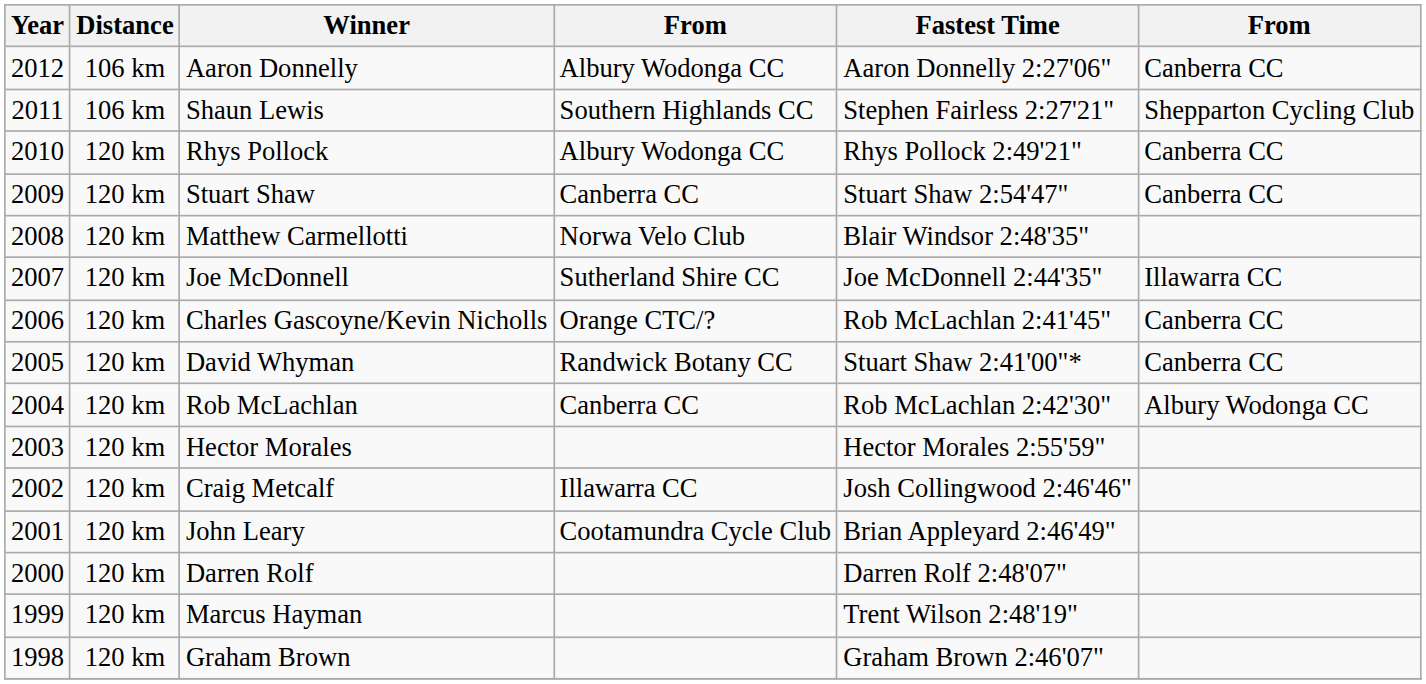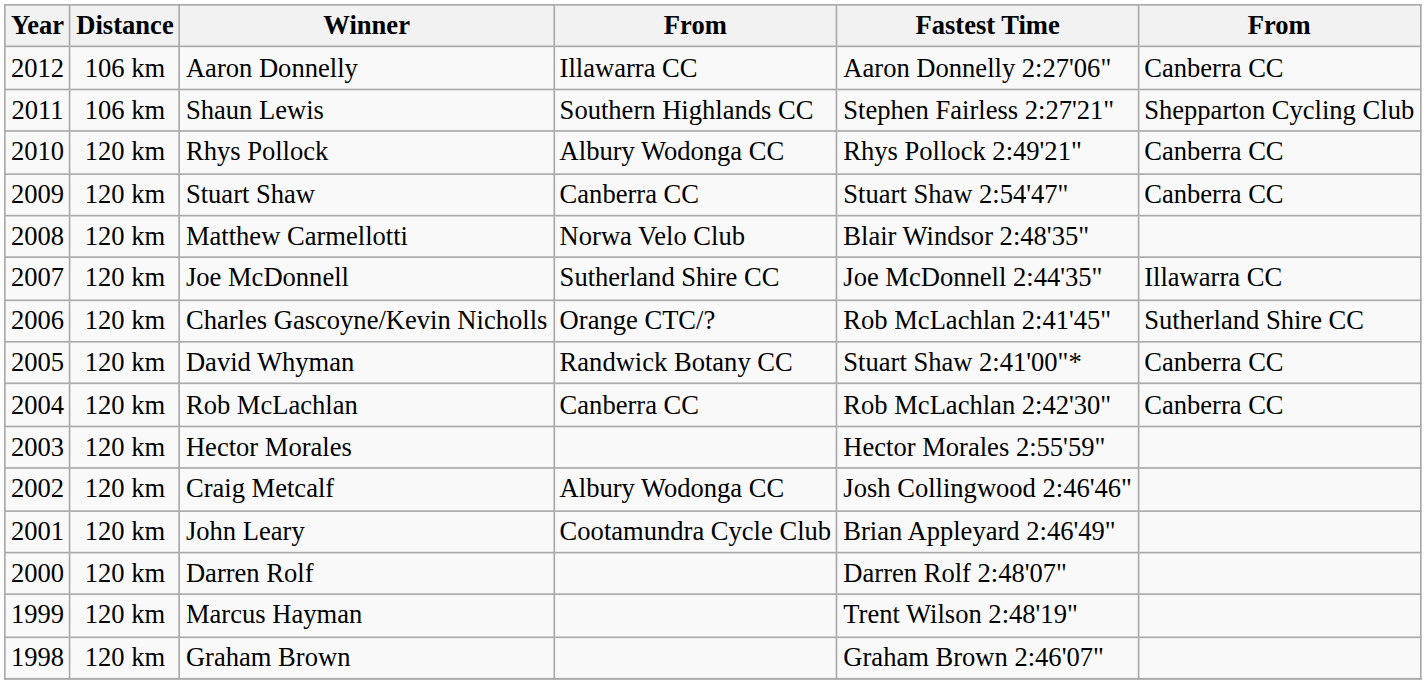(672, 67) Albury Wodonga CC -> (629, 67) Illawarra CC
(1214, 320) Canberra CC -> (1254, 320) Sutherland Shire CC
(1256, 404) Albury Wodonga CC -> (1214, 404) Canberra CC
(629, 488) Illawarra CC -> (672, 488) Albury Wodonga CC
